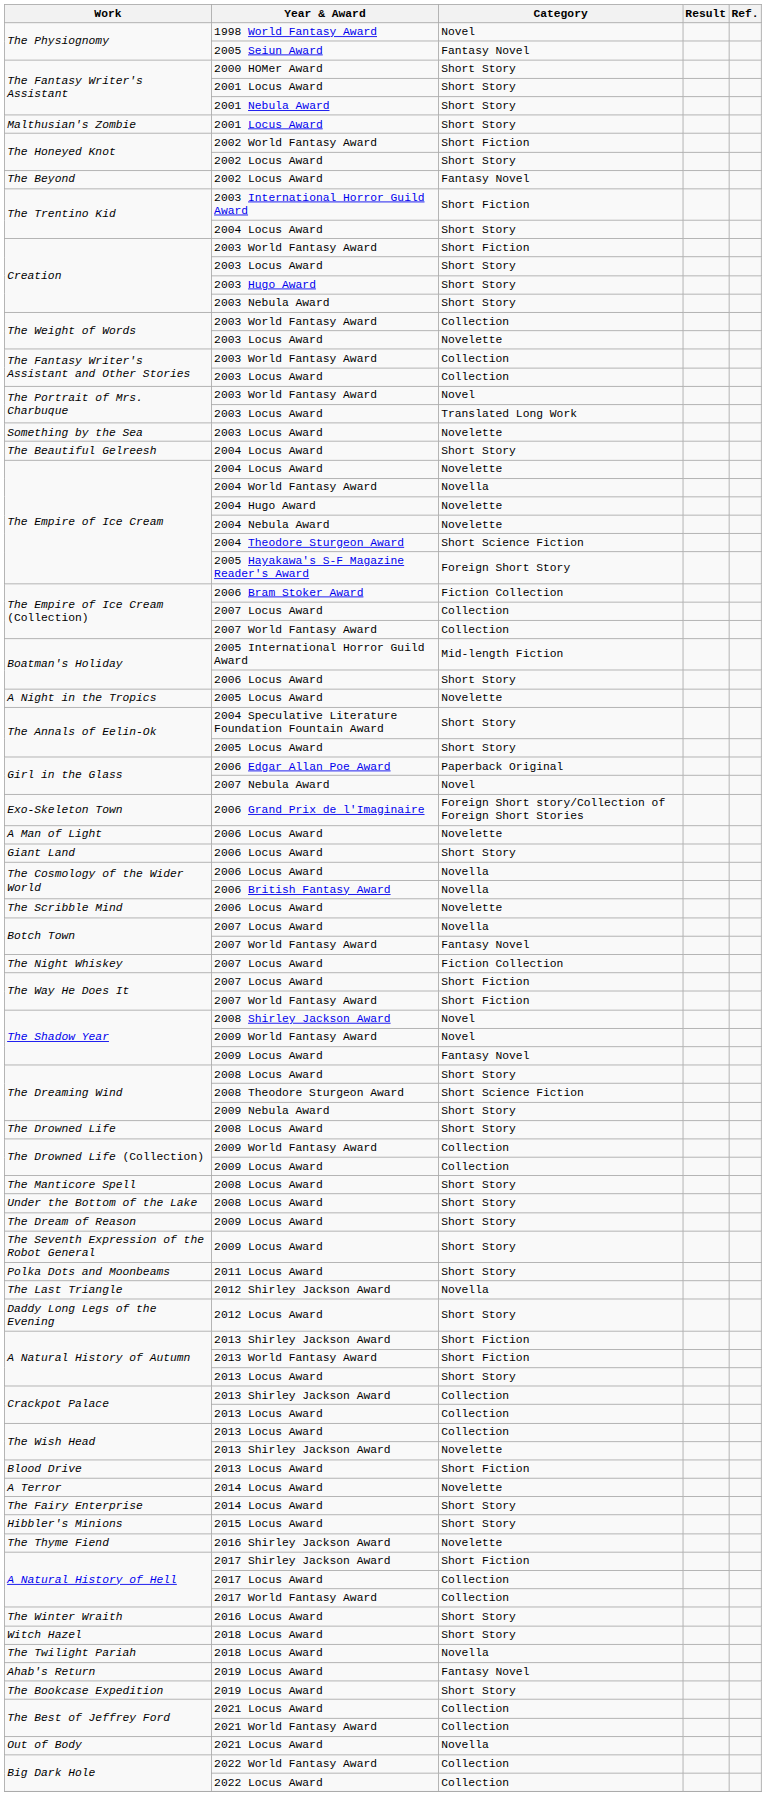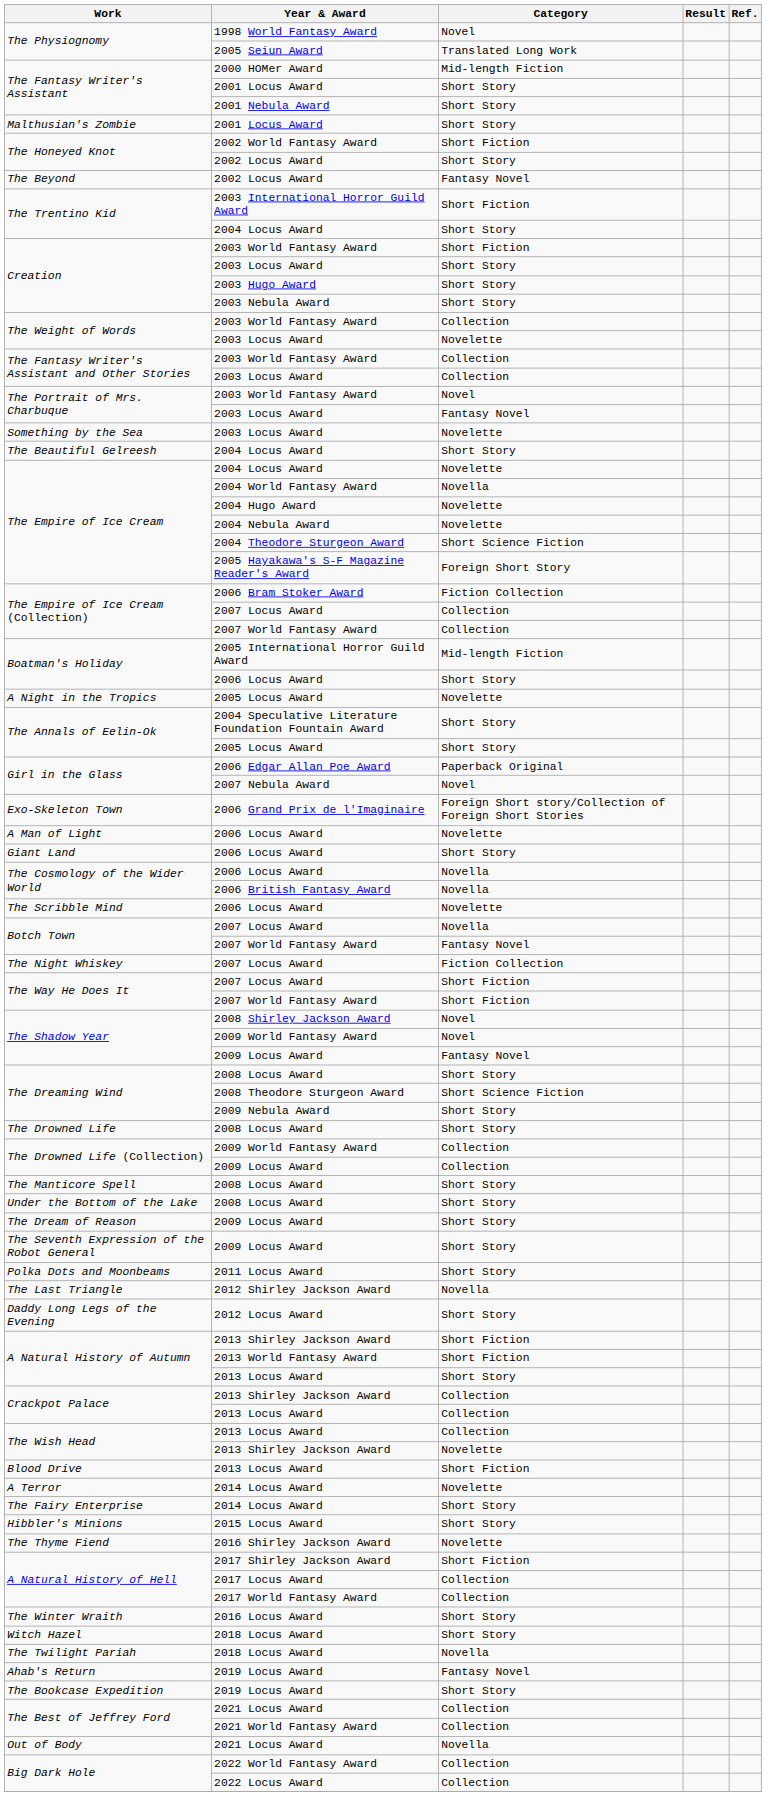(485, 51) Fantasy Novel -> (509, 51) Translated Long Work
(479, 69) Short Story -> (502, 69) Mid-length Fiction
(509, 414) Translated Long Work -> (485, 414) Fantasy Novel
